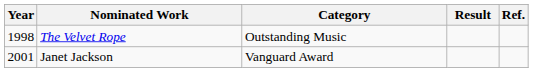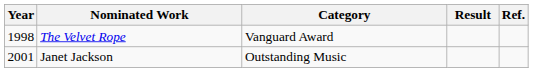(296, 36) Outstanding Music -> (289, 36) Vanguard Award
(289, 57) Vanguard Award -> (296, 57) Outstanding Music
